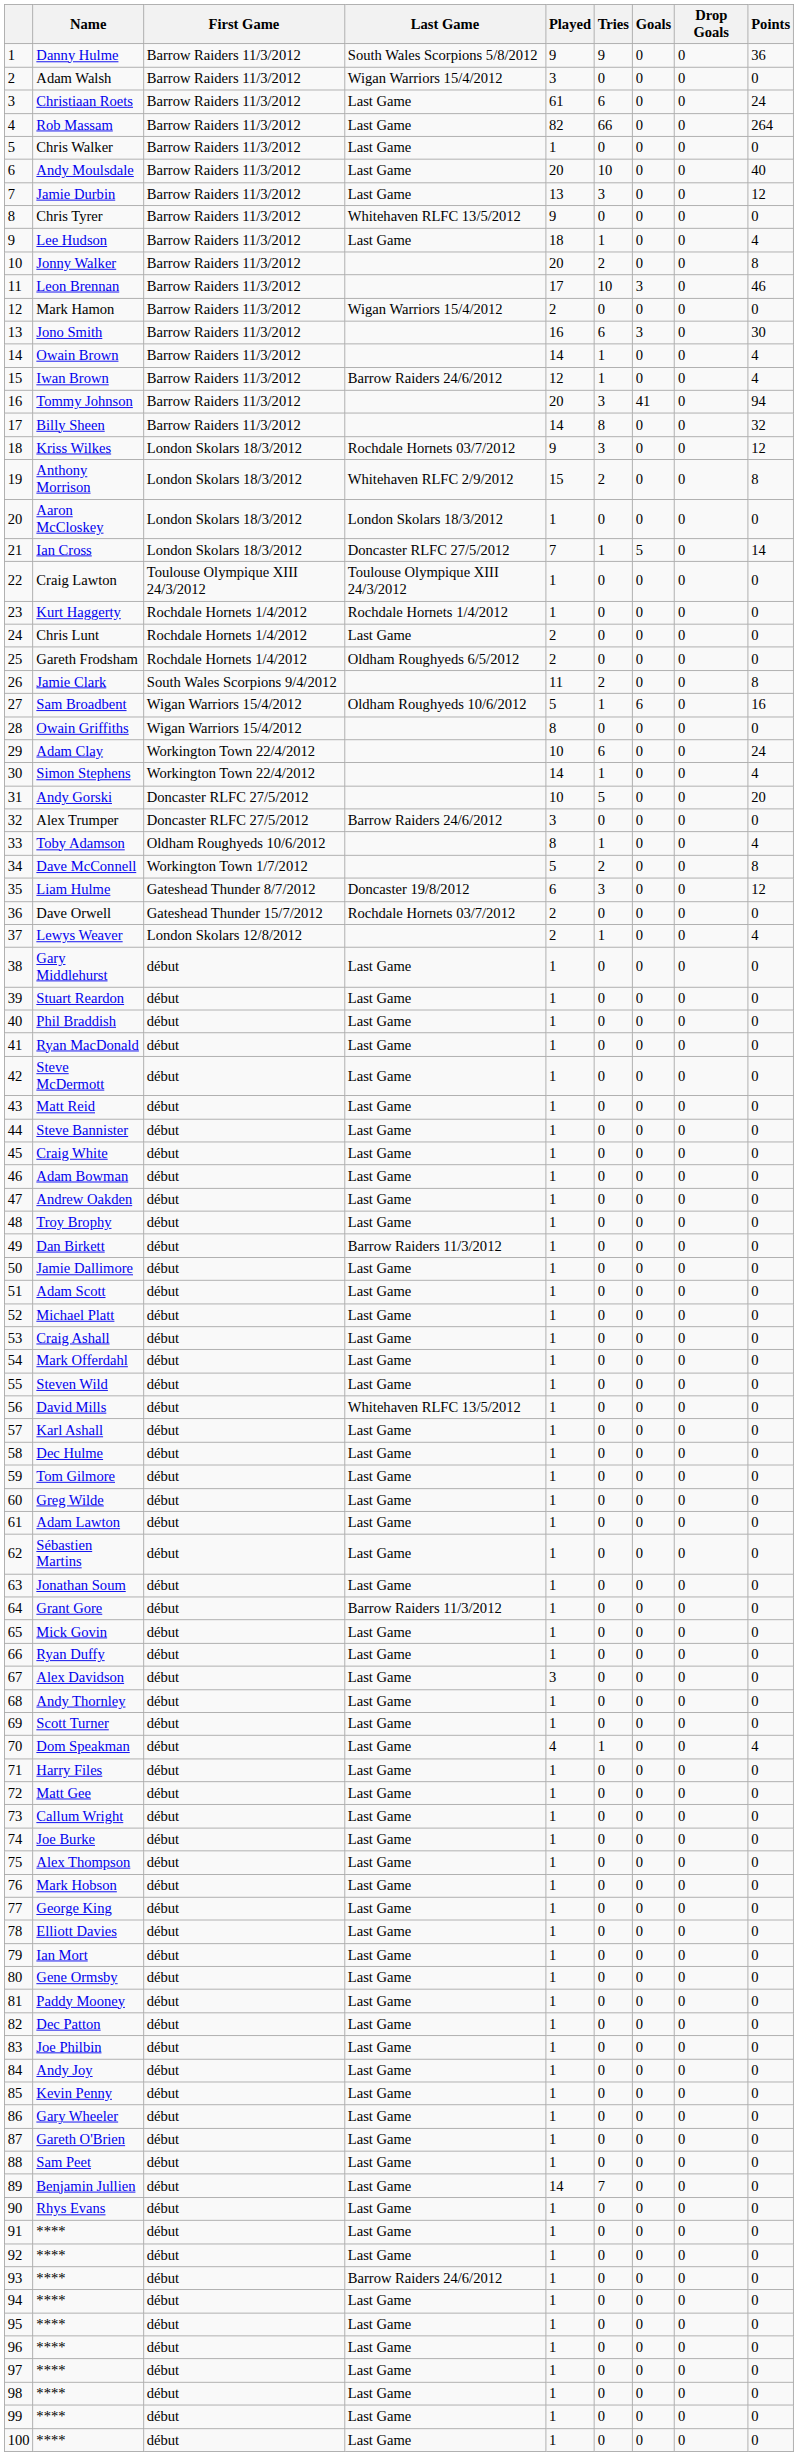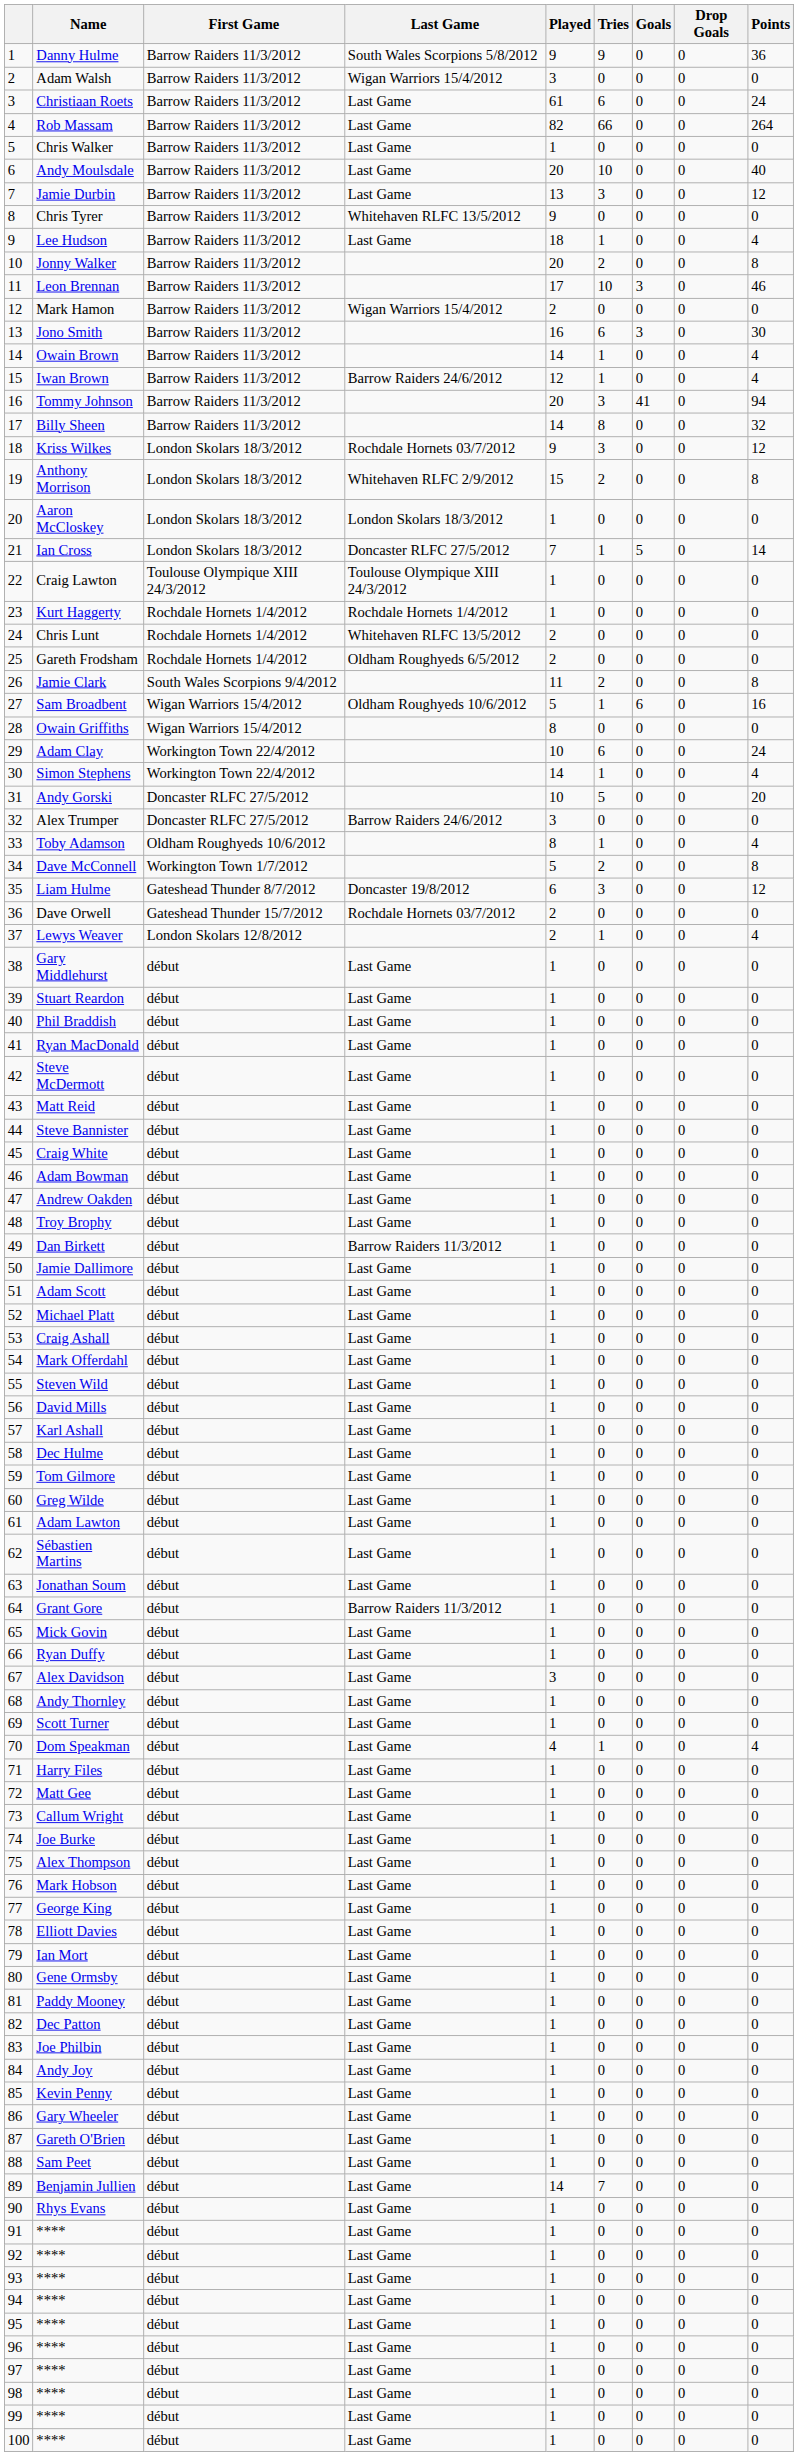(380, 635) Last Game -> (434, 635) Whitehaven RLFC 13/5/2012
(434, 1407) Whitehaven RLFC 13/5/2012 -> (380, 1407) Last Game
(425, 2278) Barrow Raiders 24/6/2012 -> (380, 2278) Last Game
